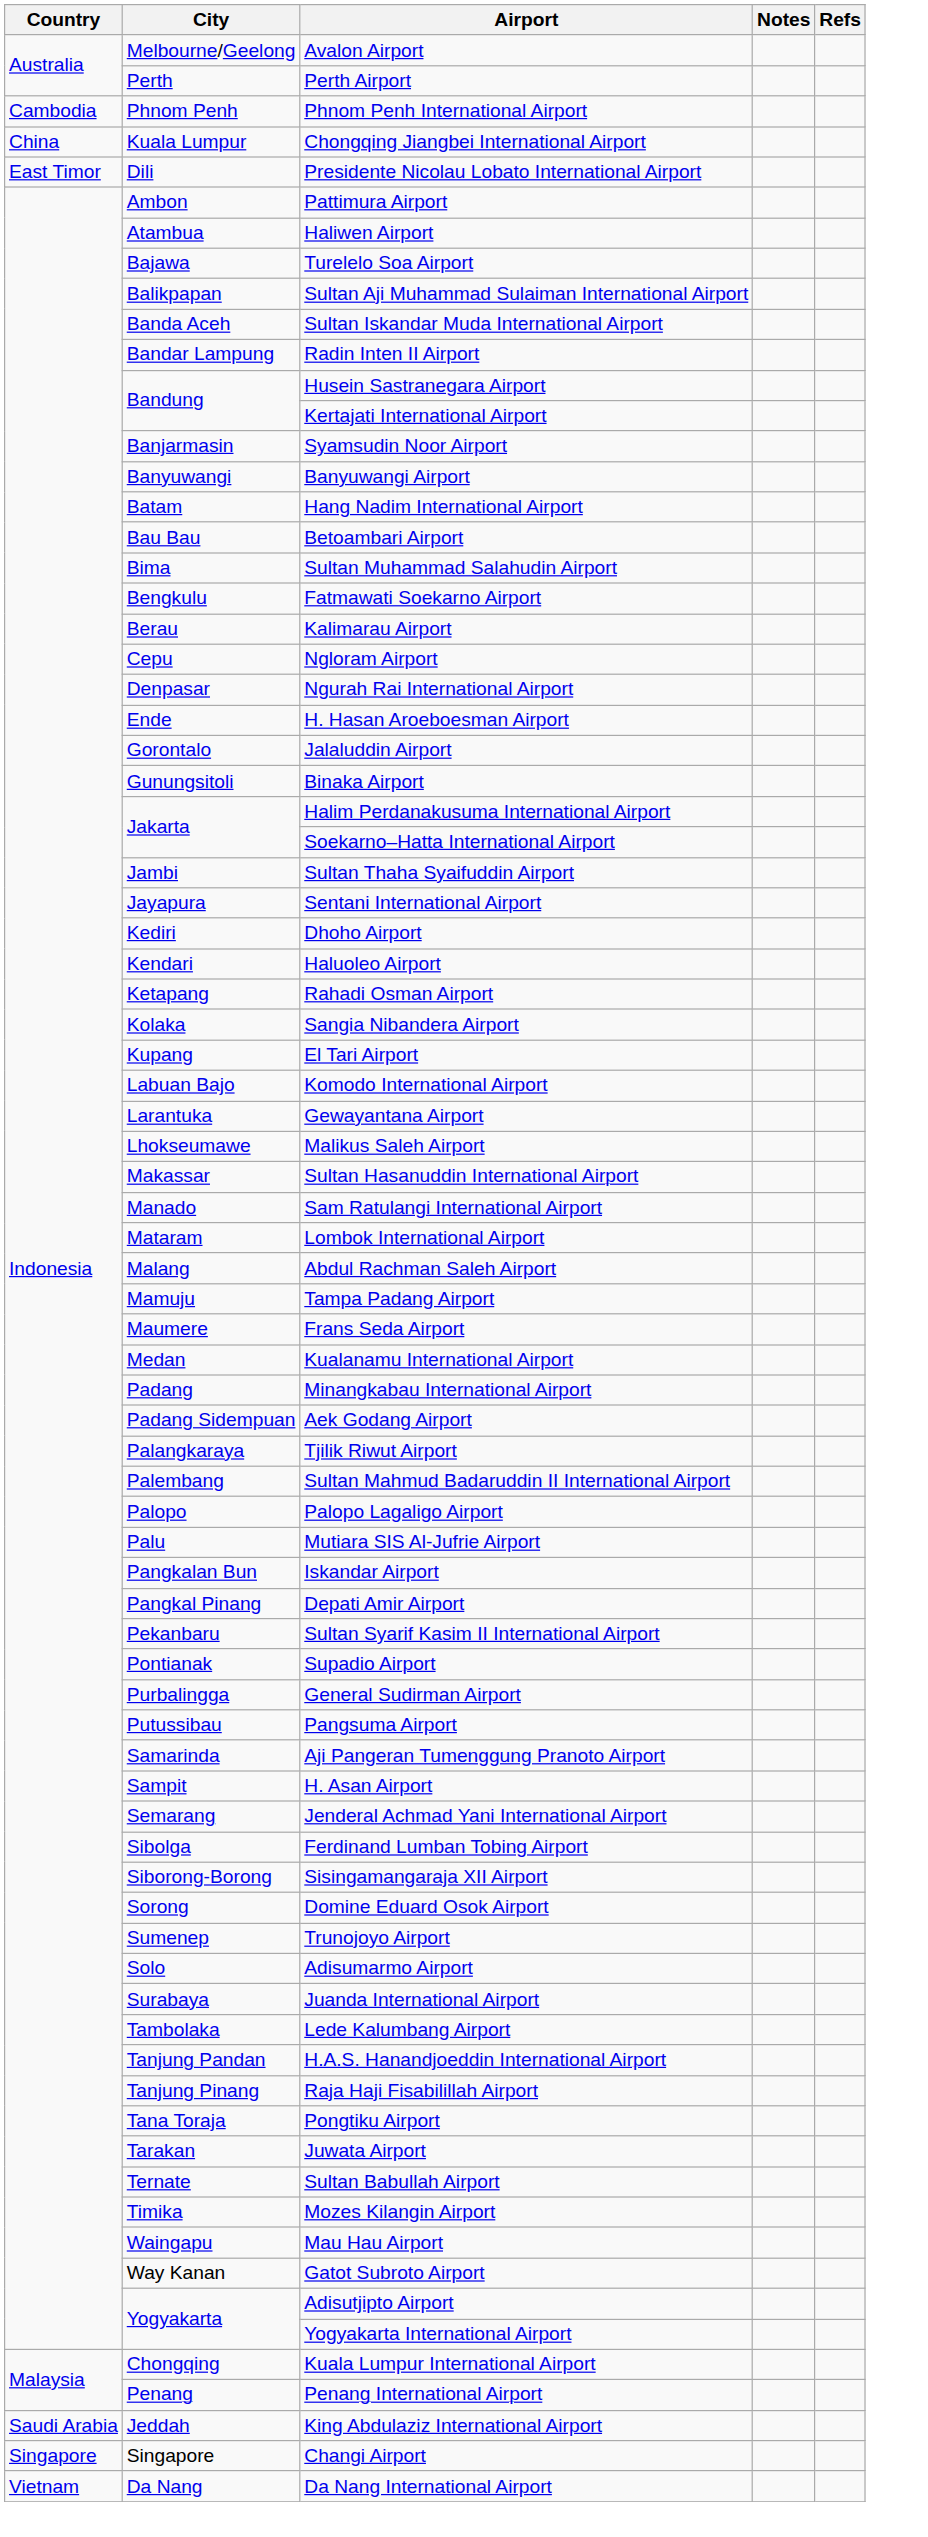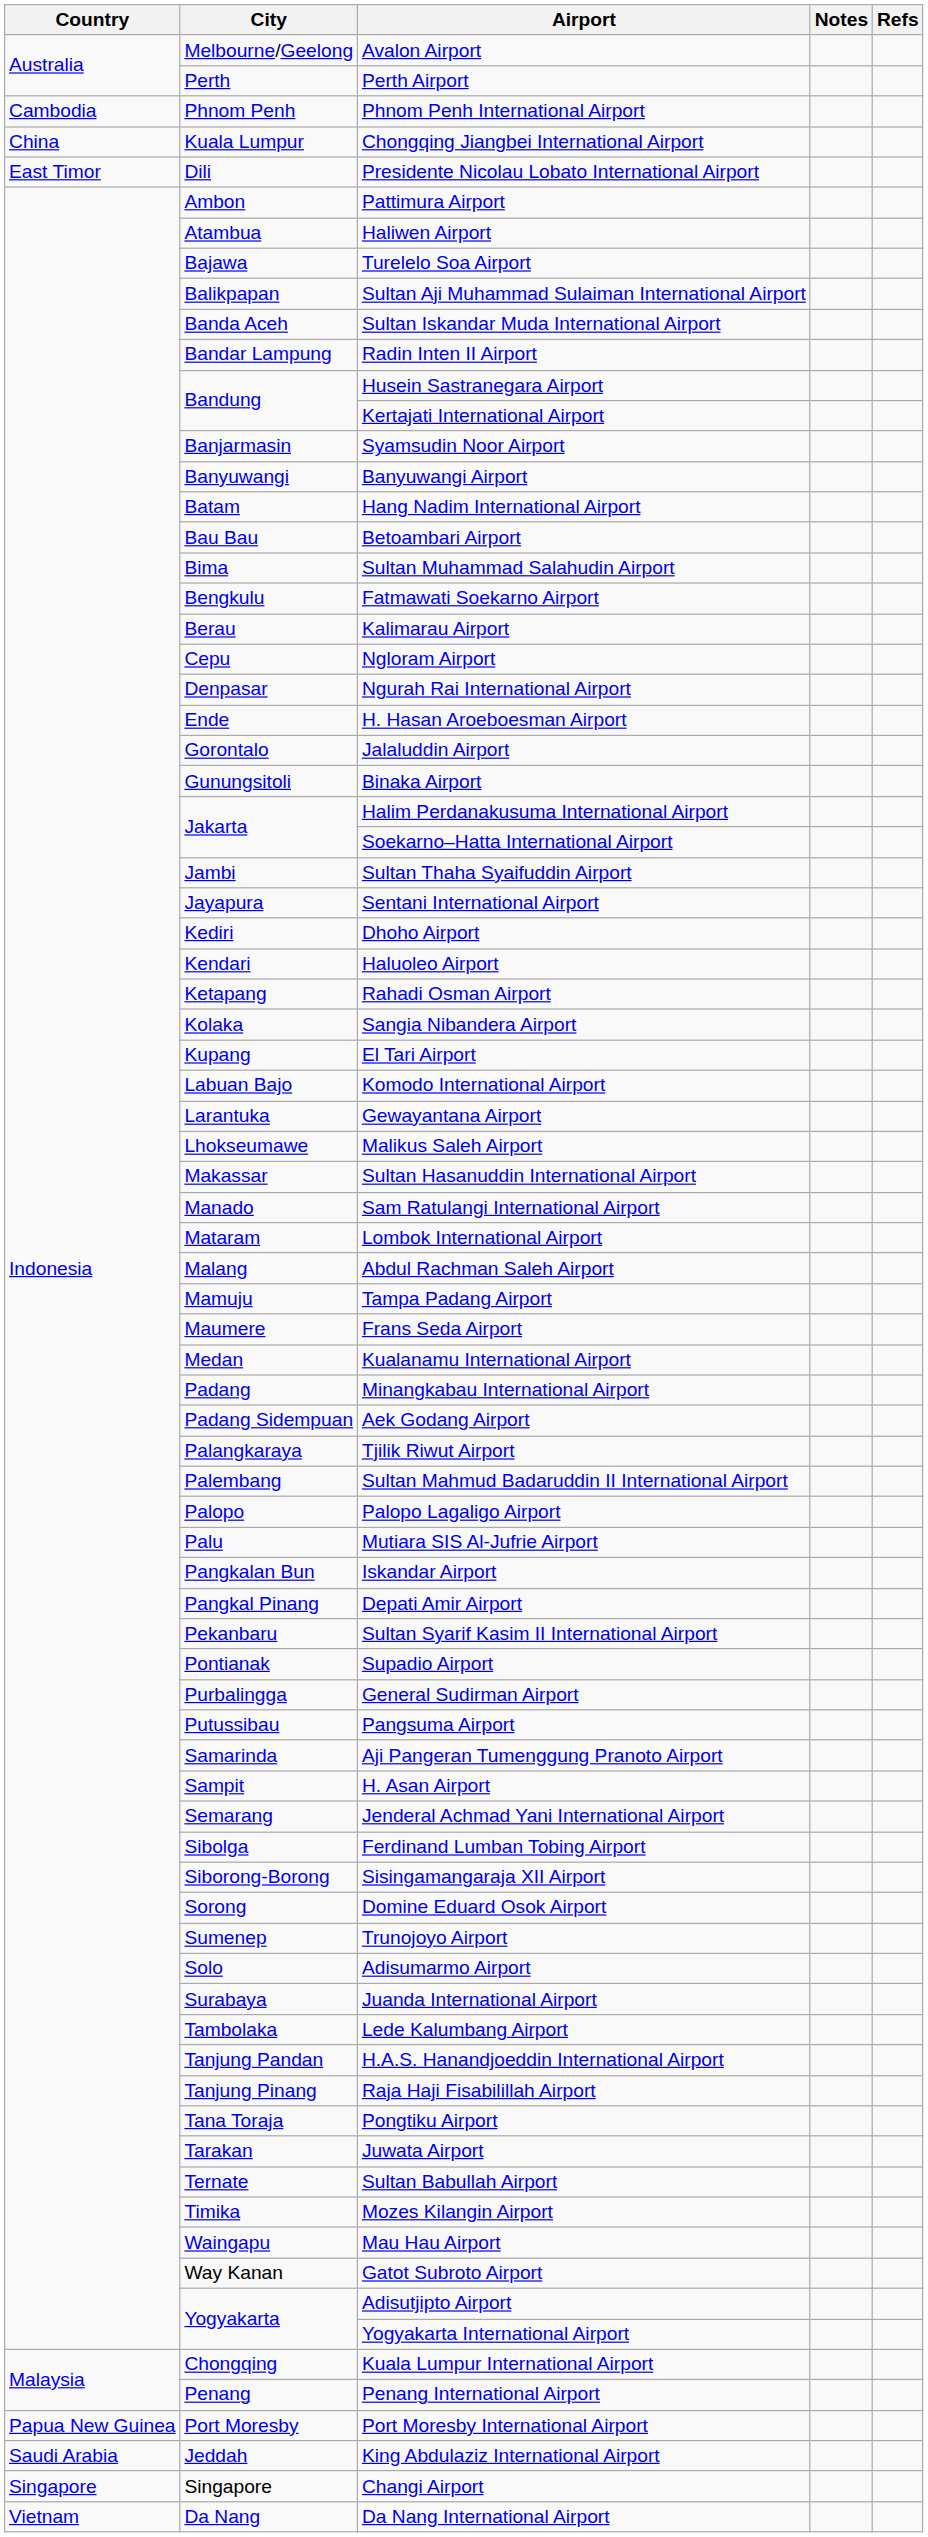+ row: (505, 2425)
